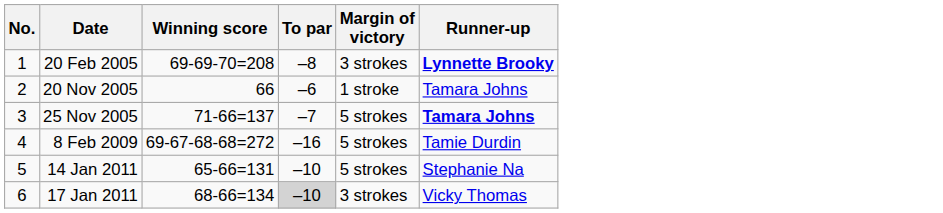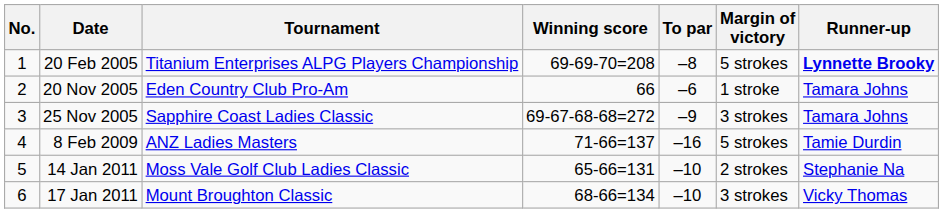+ column: (332, 27)
(374, 63) 3 strokes -> (754, 63) 5 strokes
(234, 116) 71-66=137 -> (590, 116) 69-67-68-68=272
(307, 116) –7 -> (687, 116) –9
(374, 116) 5 strokes -> (754, 116) 3 strokes
(479, 116) bold -> (855, 116) normal
(210, 143) 69-67-68-68=272 -> (615, 143) 71-66=137
(374, 169) 5 strokes -> (754, 169) 2 strokes
(307, 195) lightgrey background -> (687, 195) no background
